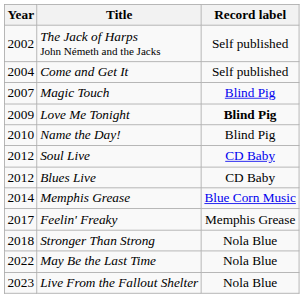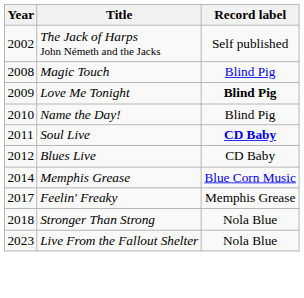- row: (84, 72)
(21, 93) 2007 -> (21, 72) 2008
(21, 156) 2012 -> (21, 135) 2011
(250, 156) normal -> (250, 135) bold
- row: (98, 261)
